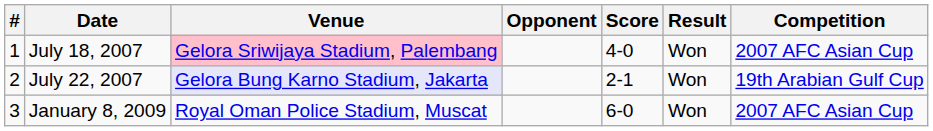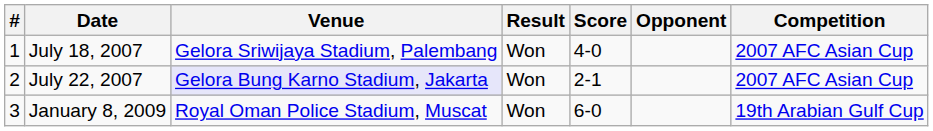columns swapped: (552, 20) <-> (697, 20)
(336, 50) pink background -> (336, 50) no background
(830, 81) 19th Arabian Gulf Cup -> (824, 81) 2007 AFC Asian Cup
(824, 111) 2007 AFC Asian Cup -> (830, 111) 19th Arabian Gulf Cup
